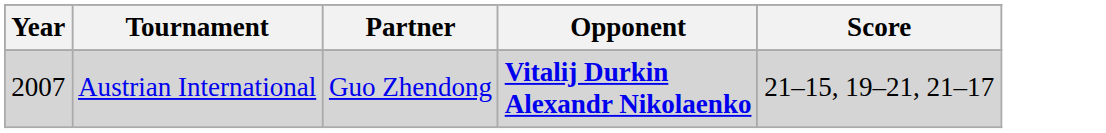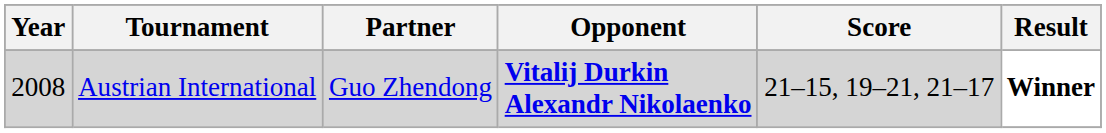+ column: (1051, 27)
(38, 87) 2007 -> (38, 87) 2008
